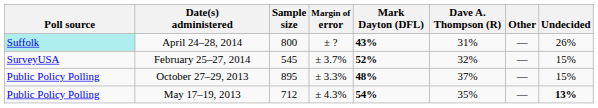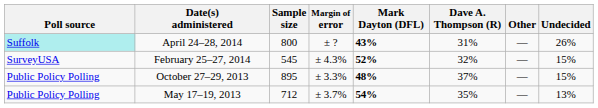(331, 59) ± 3.7% -> (331, 59) ± 4.3%
(331, 94) ± 4.3% -> (331, 94) ± 3.7%
(566, 94) bold -> (566, 94) normal
